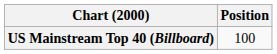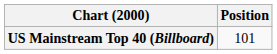(245, 37) 100 -> (245, 37) 101
